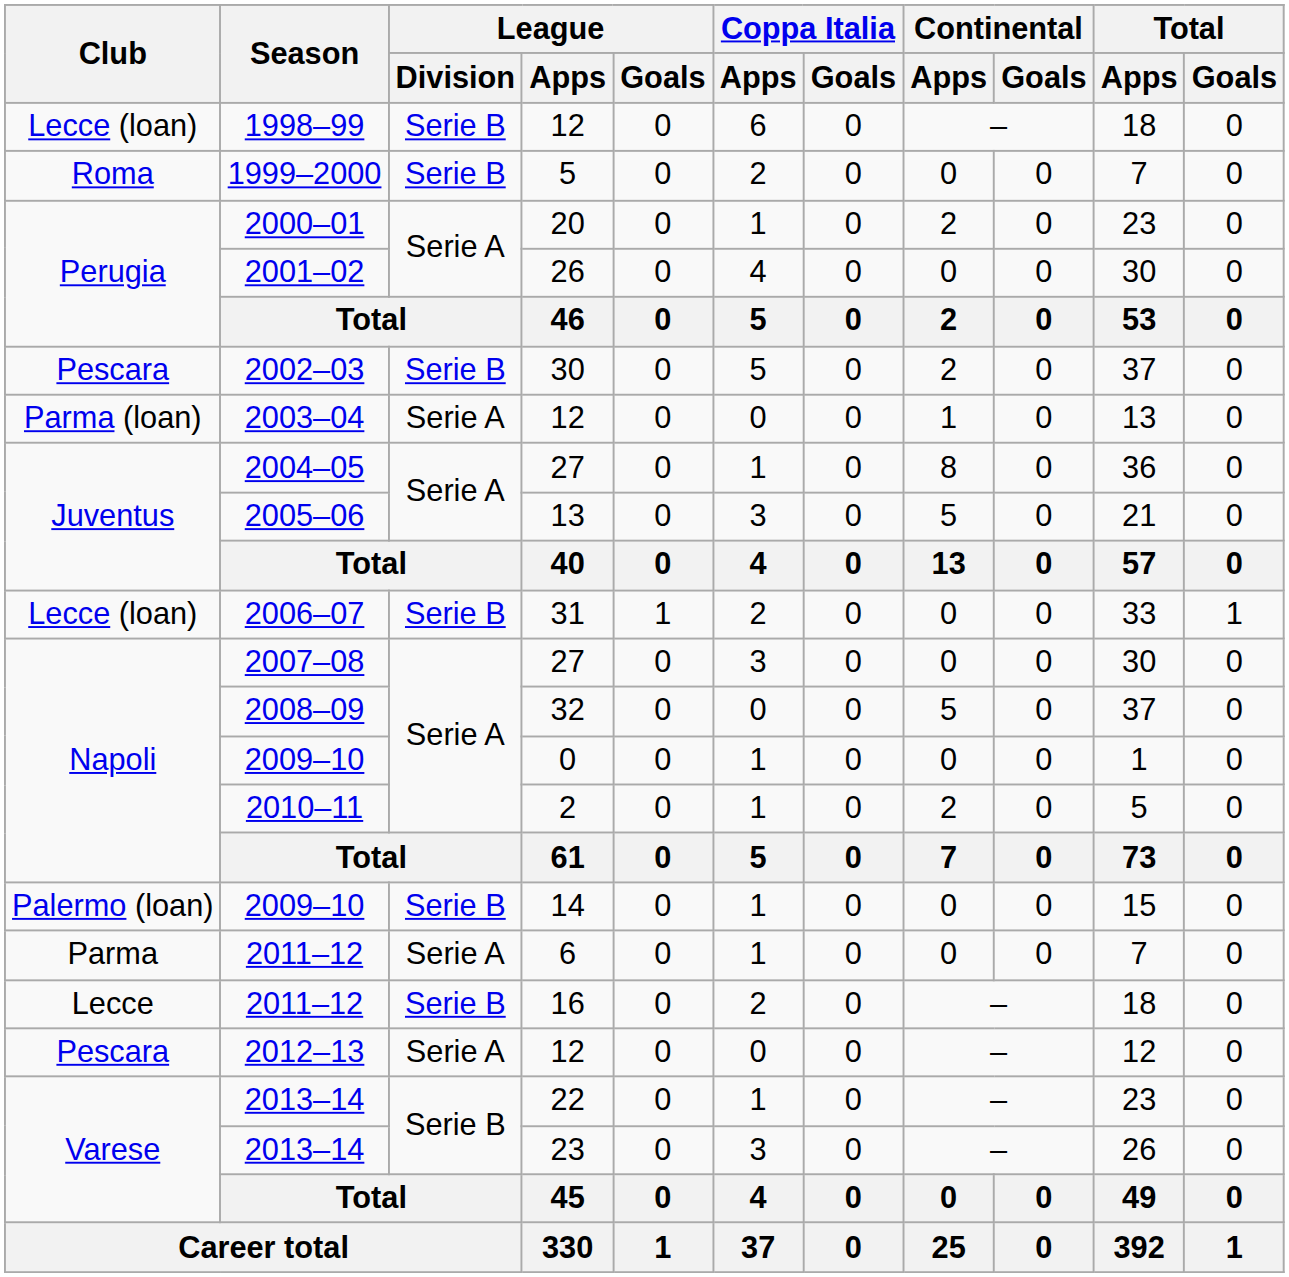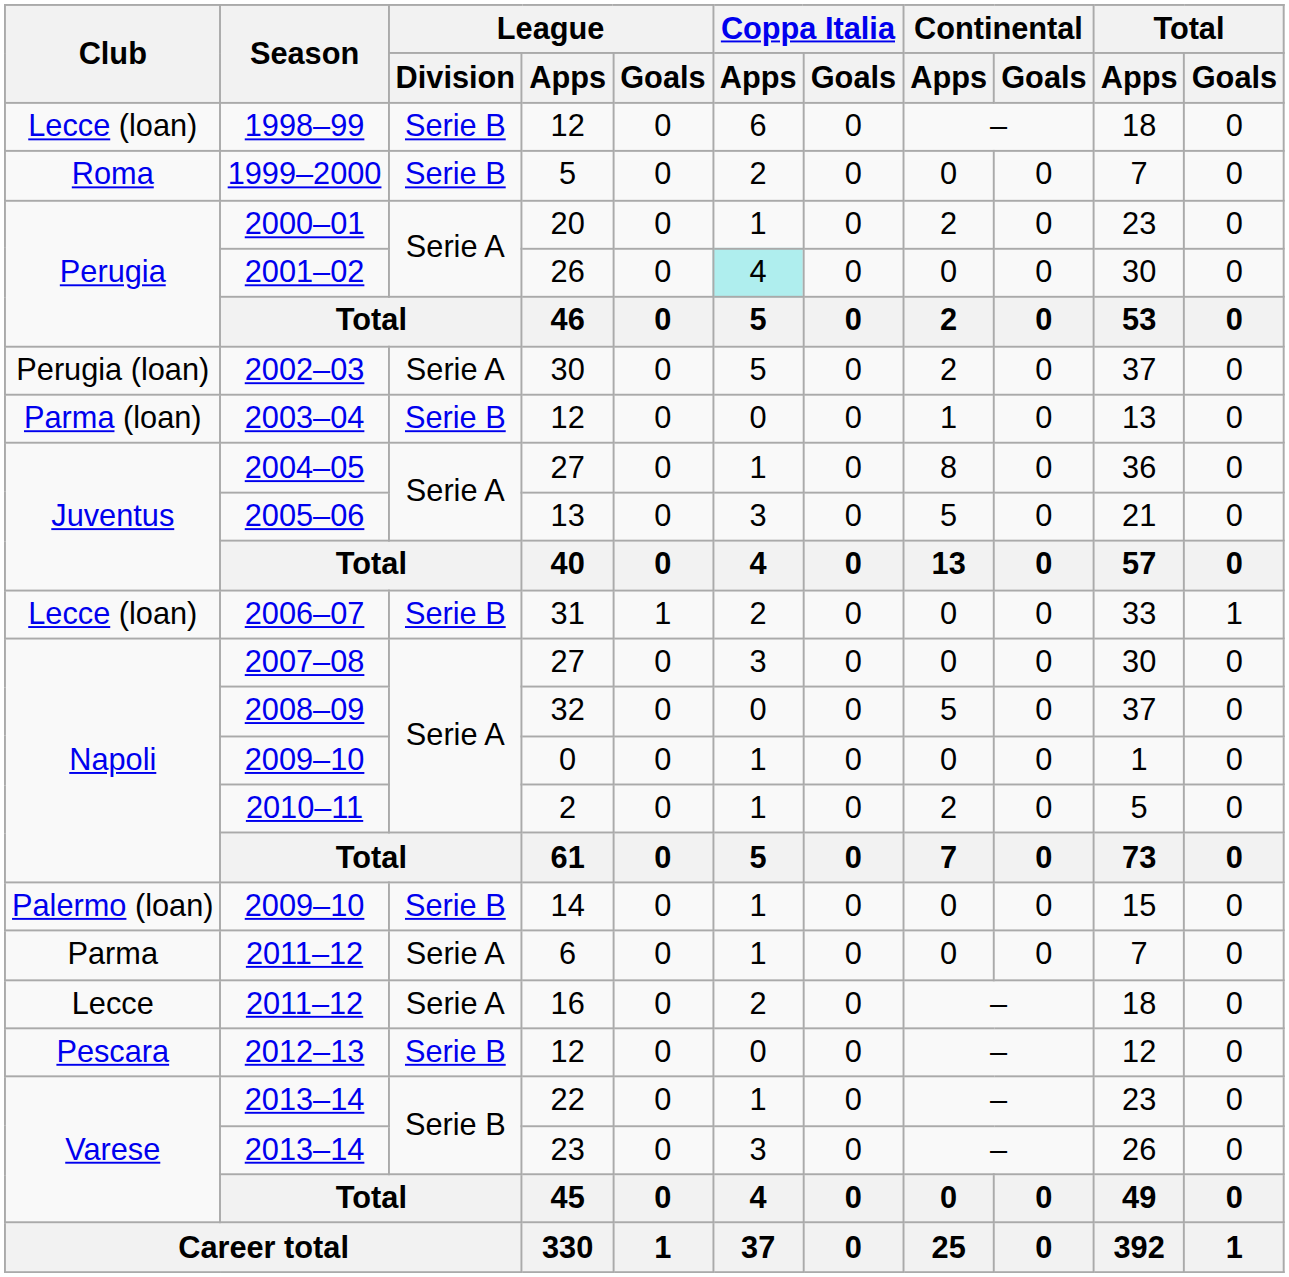(758, 272) no background -> (758, 272) paleturquoise background
(113, 369) Pescara -> (113, 369) Perugia (loan)
(455, 369) Serie B -> (455, 369) Serie A
(455, 418) Serie A -> (455, 418) Serie B
(455, 1003) Serie B -> (455, 1003) Serie A
(455, 1051) Serie A -> (455, 1051) Serie B
